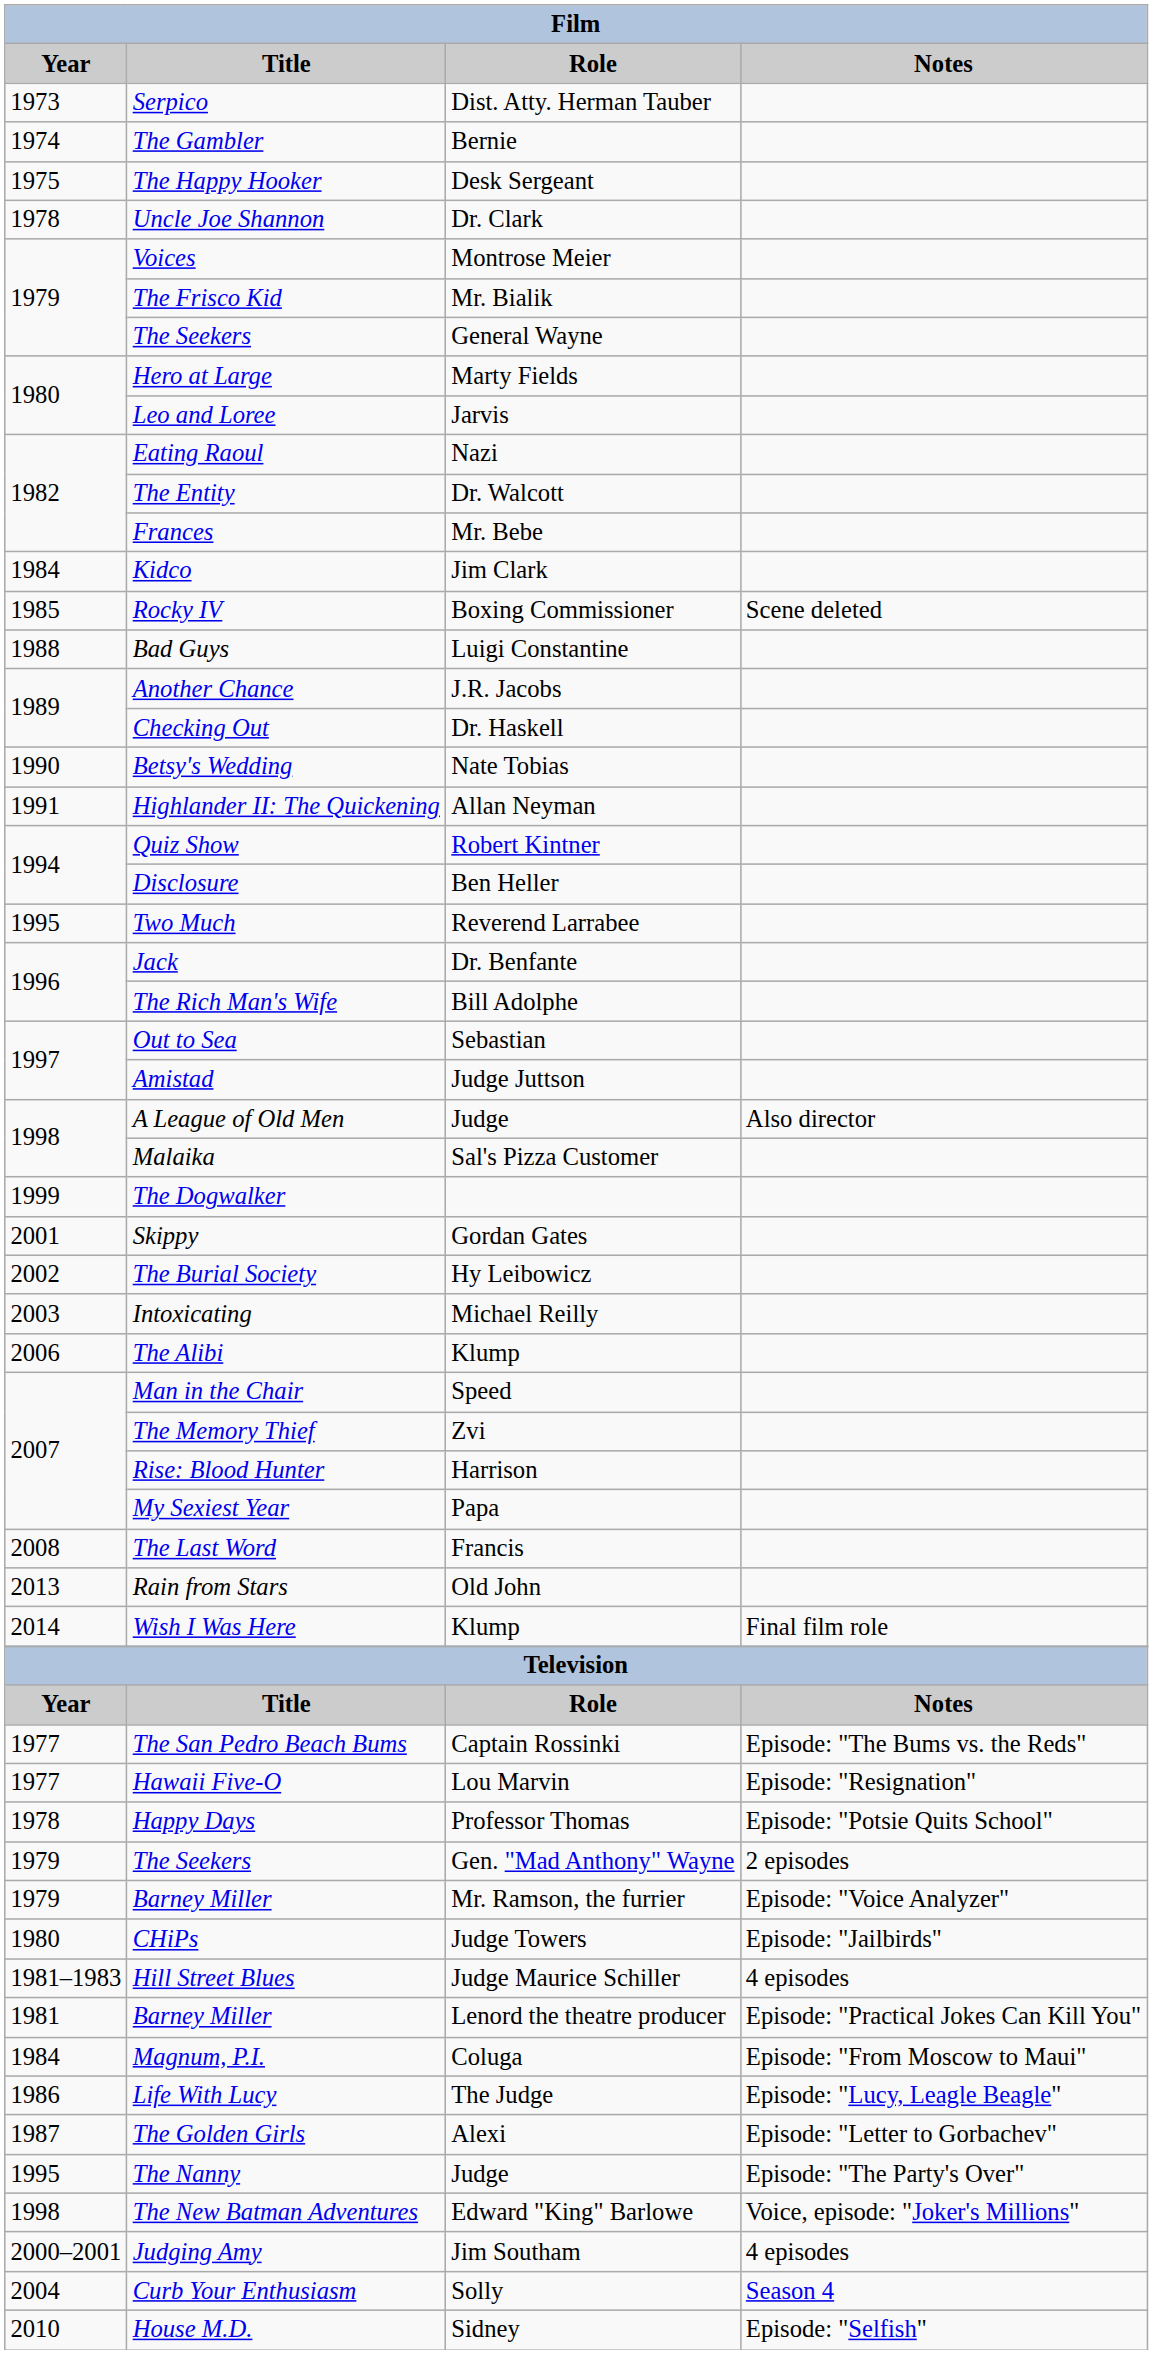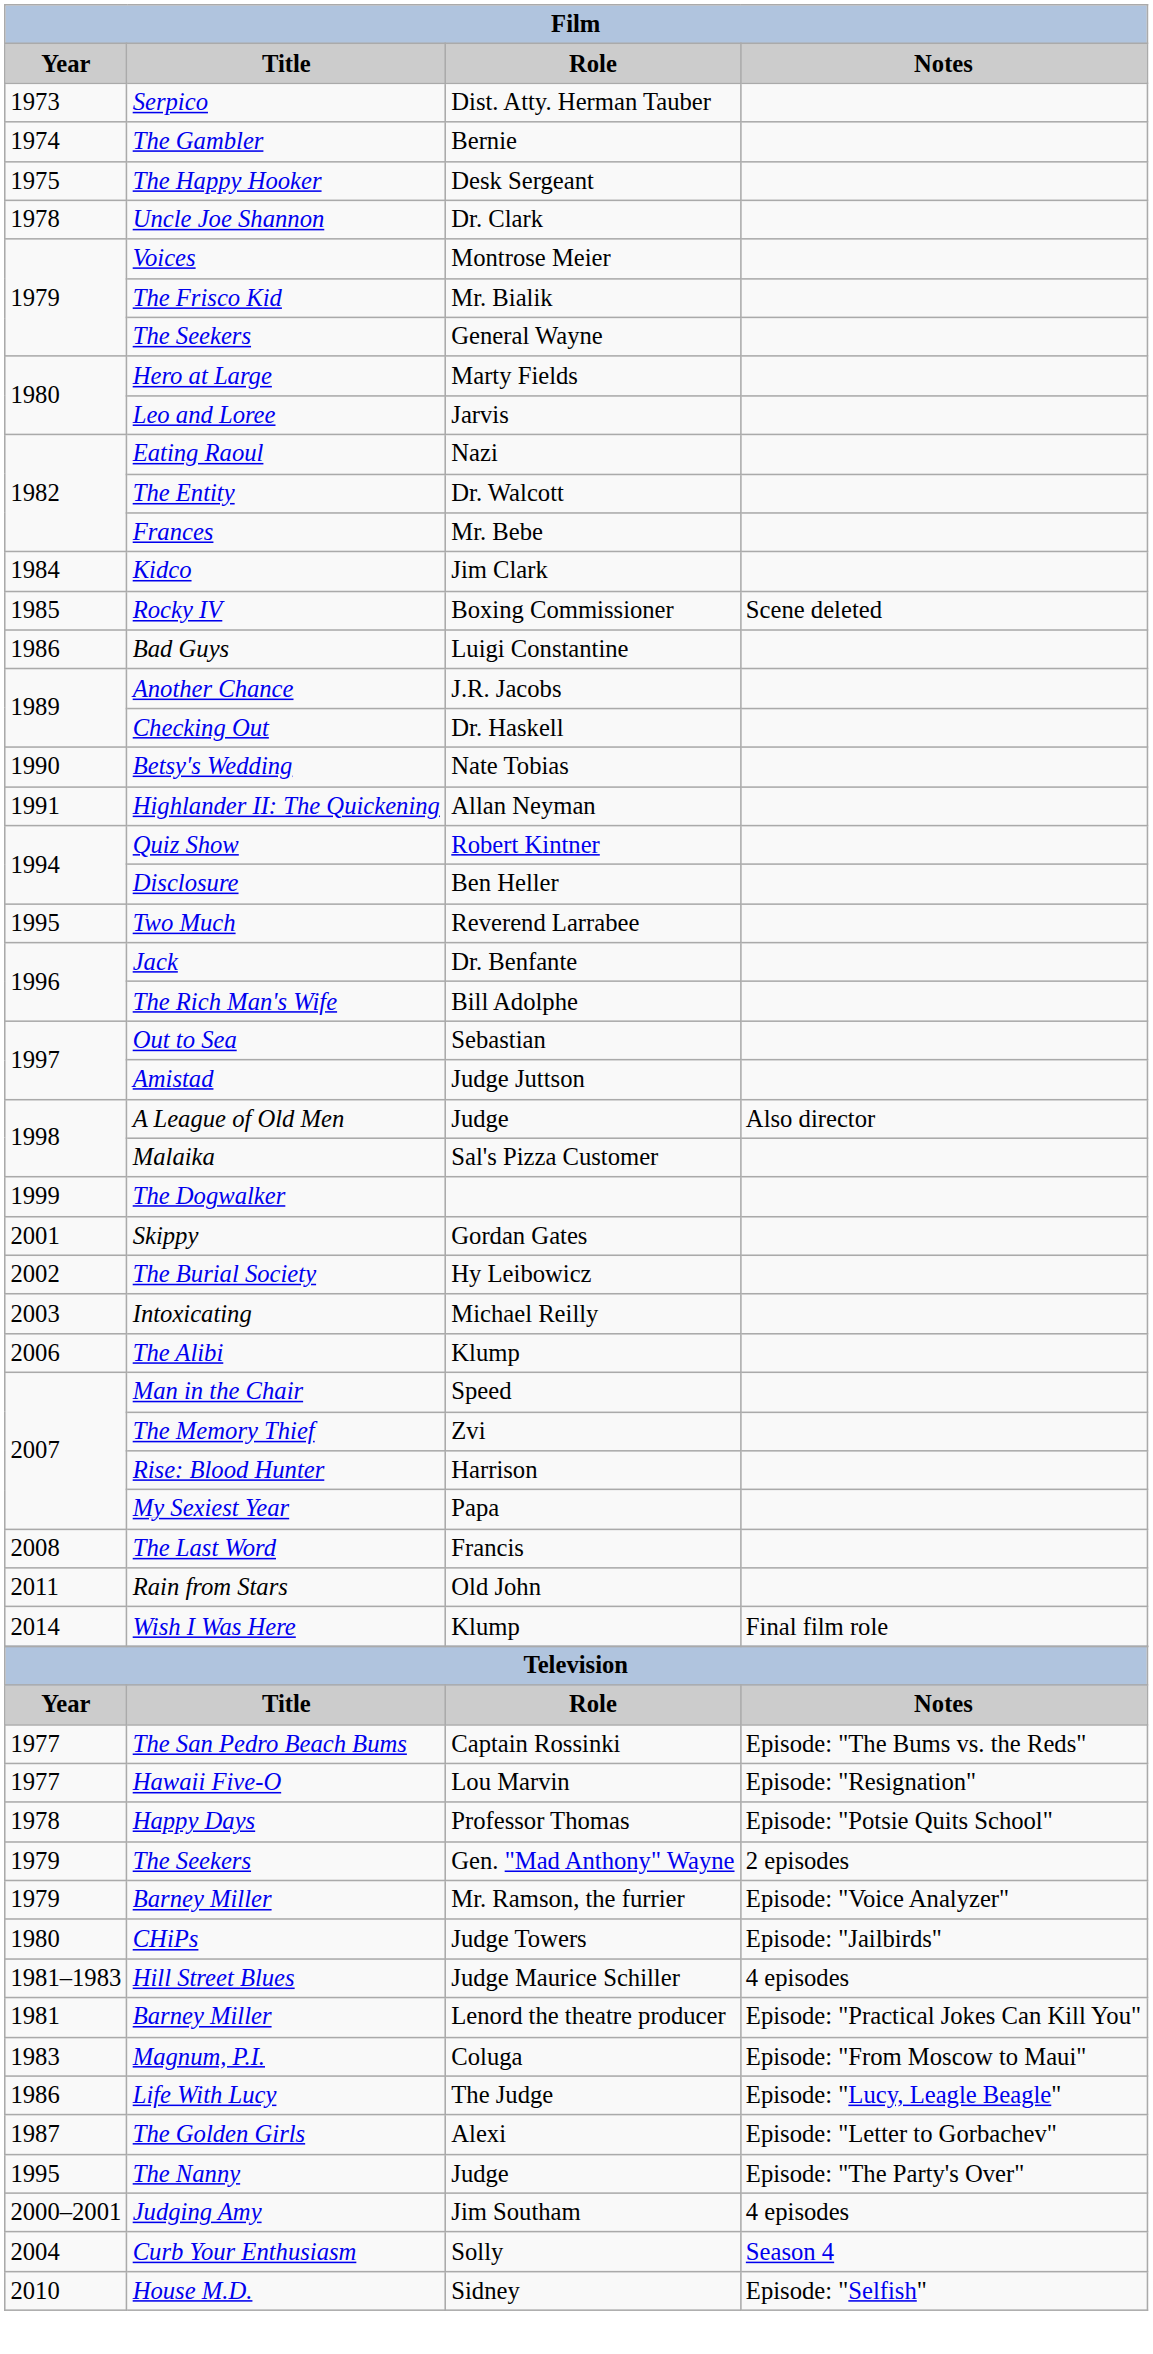(35, 649) 1988 -> (35, 649) 1986
(35, 1587) 2013 -> (35, 1587) 2011
(35, 2056) 1984 -> (35, 2056) 1983
- row: (275, 2212)
